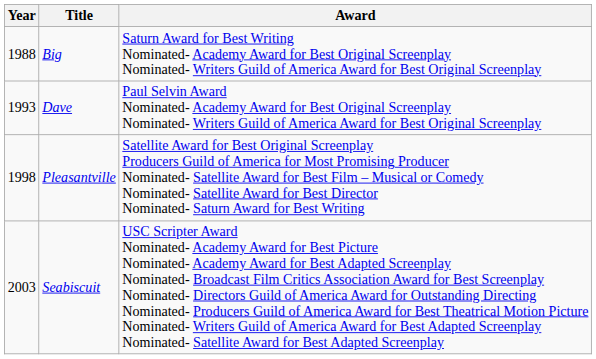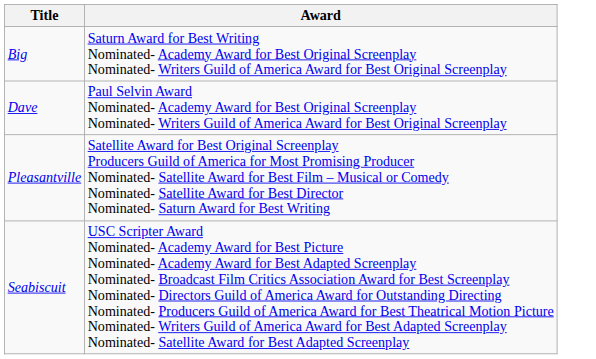- column: (22, 15)
